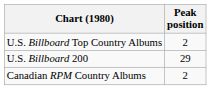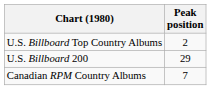(185, 76) 2 -> (185, 76) 7
